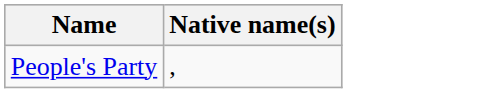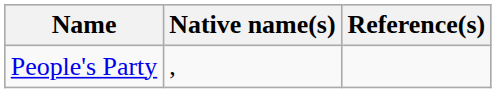+ column: (416, 25)
